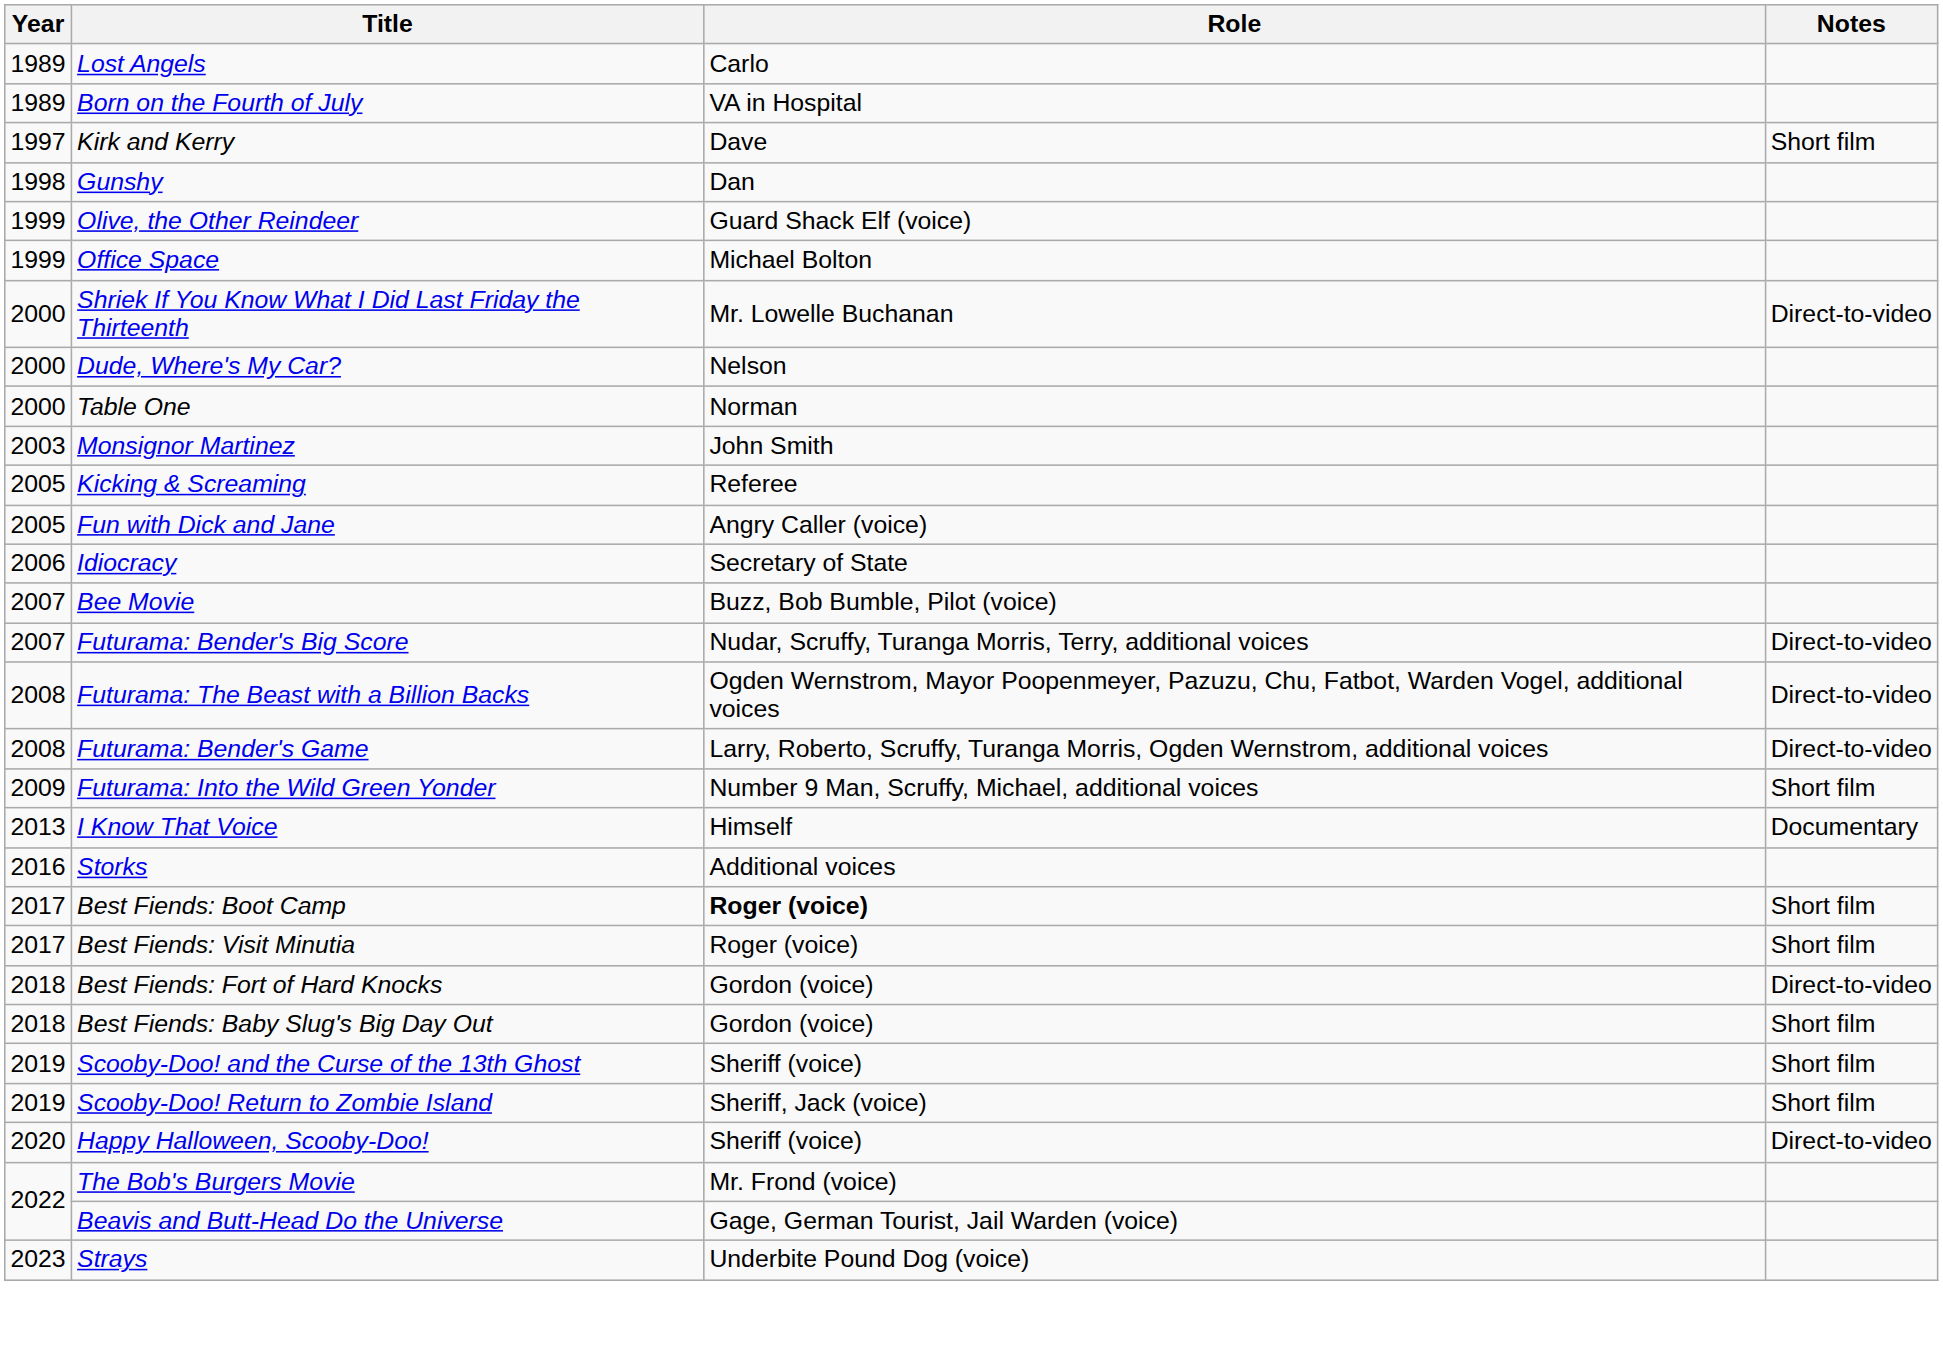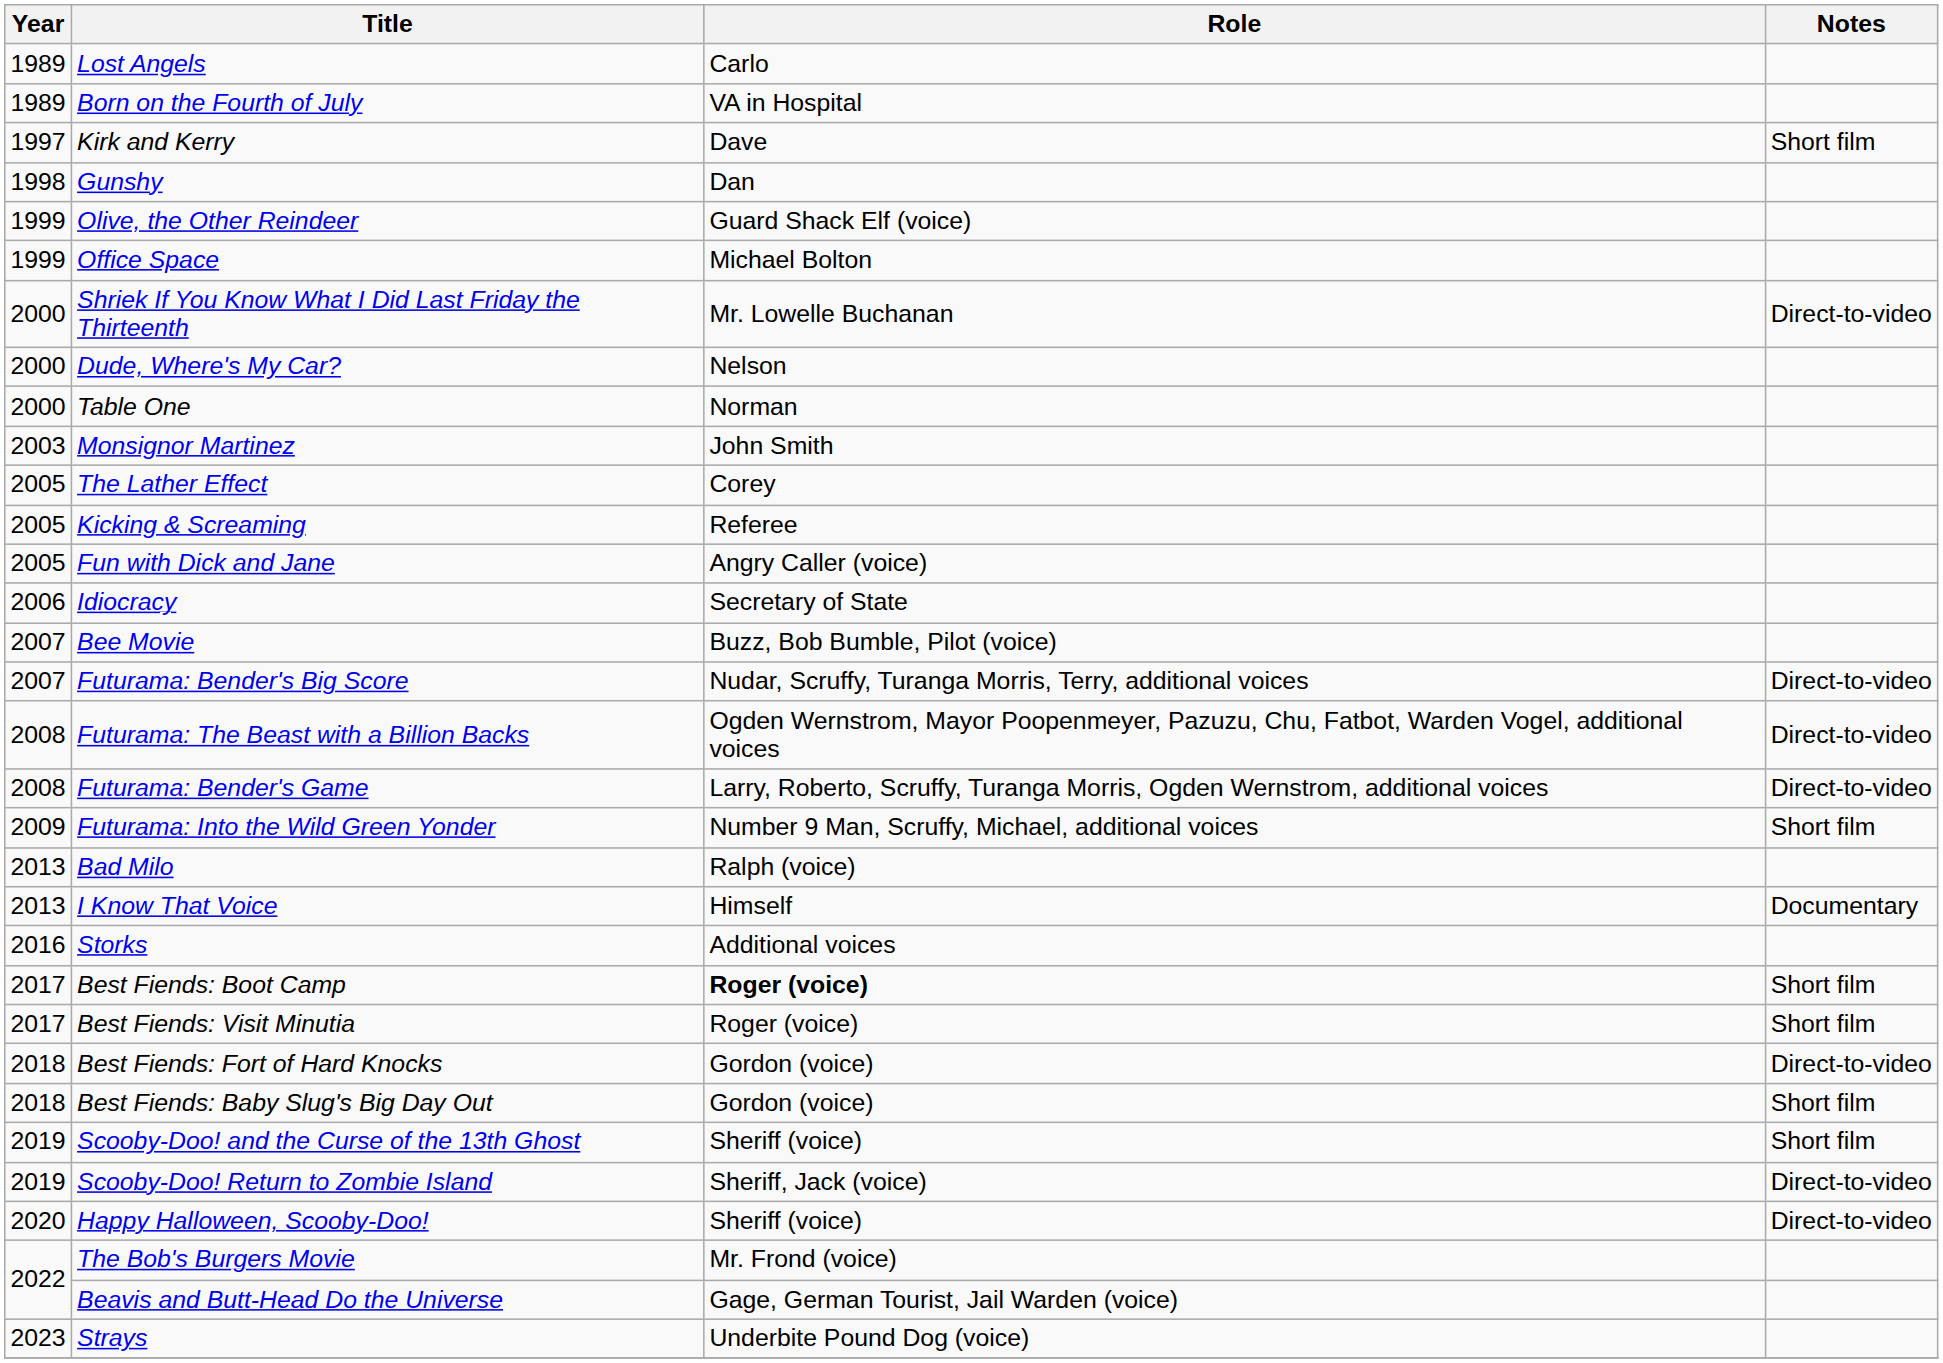+ row: (172, 484)
+ row: (125, 866)
(1823, 1102) Short film -> (1851, 1181) Direct-to-video
